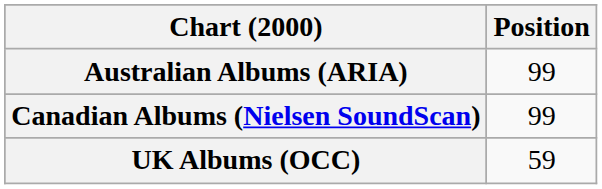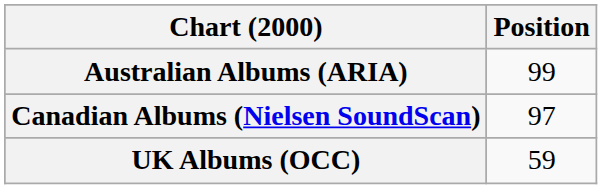(542, 115) 99 -> (542, 115) 97
